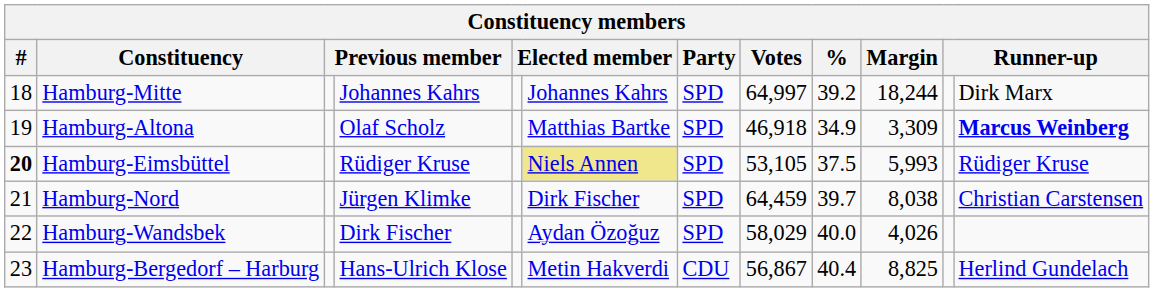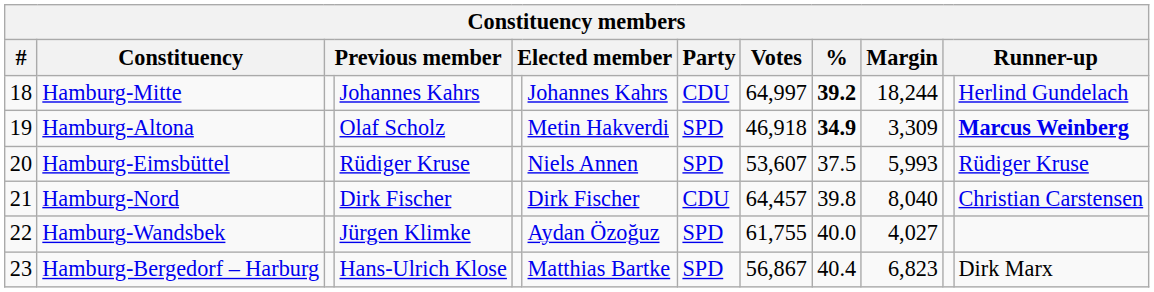(703, 92) SPD -> (706, 92) CDU
(837, 92) normal -> (837, 92) bold
(1006, 92) Dirk Marx -> (1043, 92) Herlind Gundelach
(599, 127) Matthias Bartke -> (598, 127) Metin Hakverdi
(837, 127) normal -> (837, 127) bold
(21, 163) bold -> (21, 163) normal
(583, 163) khaki background -> (583, 163) no background
(776, 163) 53,105 -> (776, 163) 53,607
(405, 198) Jürgen Klimke -> (395, 198) Dirk Fischer
(703, 198) SPD -> (706, 198) CDU
(776, 198) 64,459 -> (776, 198) 64,457
(837, 198) 39.7 -> (837, 198) 39.8
(913, 198) 8,038 -> (913, 198) 8,040
(395, 233) Dirk Fischer -> (405, 233) Jürgen Klimke
(776, 233) 58,029 -> (776, 233) 61,755
(913, 233) 4,026 -> (913, 233) 4,027
(598, 269) Metin Hakverdi -> (599, 269) Matthias Bartke
(706, 269) CDU -> (703, 269) SPD
(913, 269) 8,825 -> (913, 269) 6,823
(1043, 269) Herlind Gundelach -> (1006, 269) Dirk Marx
